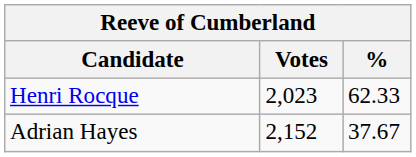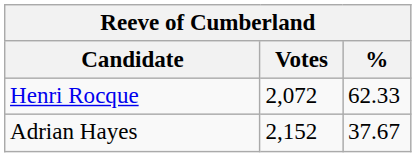(291, 95) 2,023 -> (291, 95) 2,072
